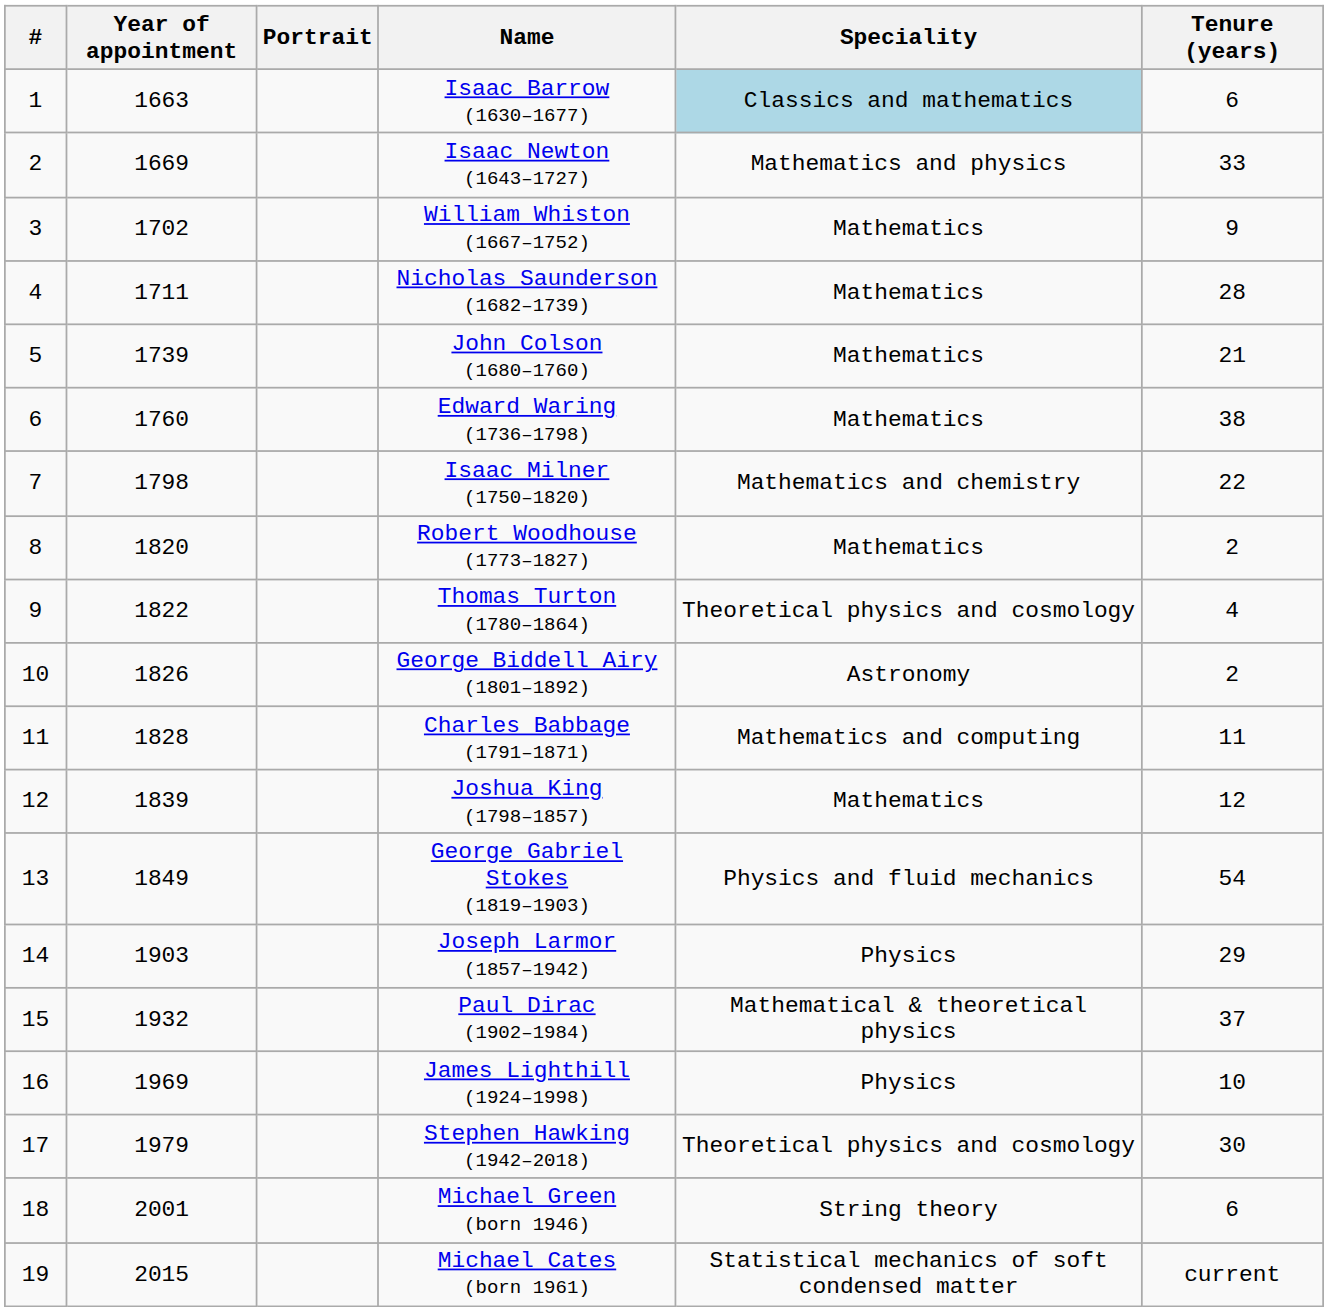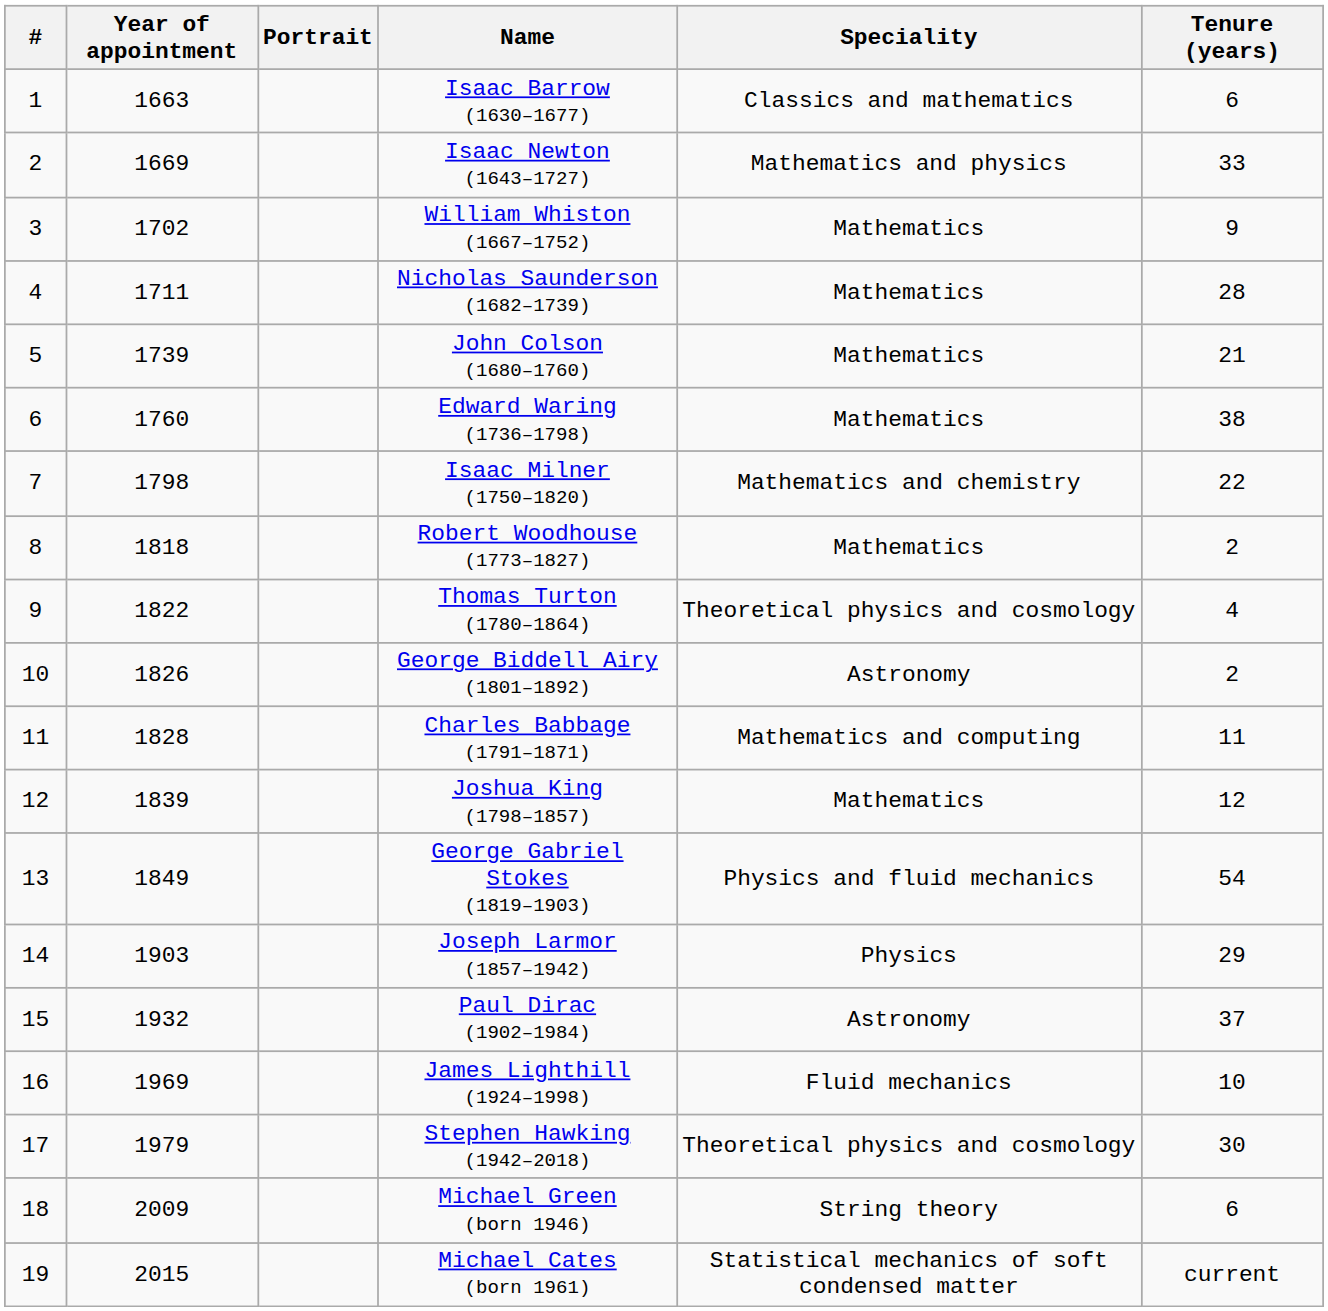(909, 101) lightblue background -> (909, 101) no background
(162, 547) 1820 -> (162, 547) 1818
(909, 1019) Mathematical & theoretical physics -> (909, 1019) Astronomy
(909, 1083) Physics -> (909, 1083) Fluid mechanics
(162, 1210) 2001 -> (162, 1210) 2009
